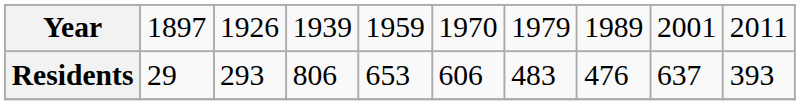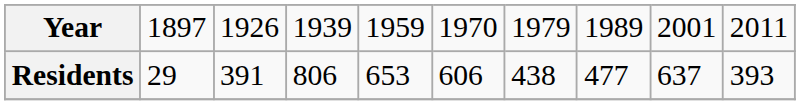(242, 74) 293 -> (242, 74) 391
(534, 74) 483 -> (534, 74) 438
(606, 74) 476 -> (606, 74) 477
